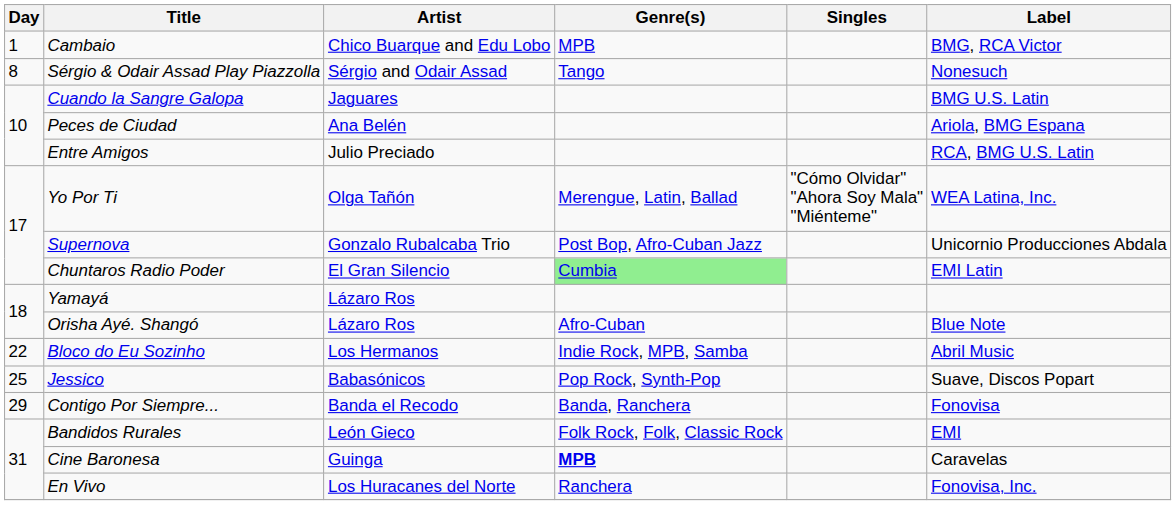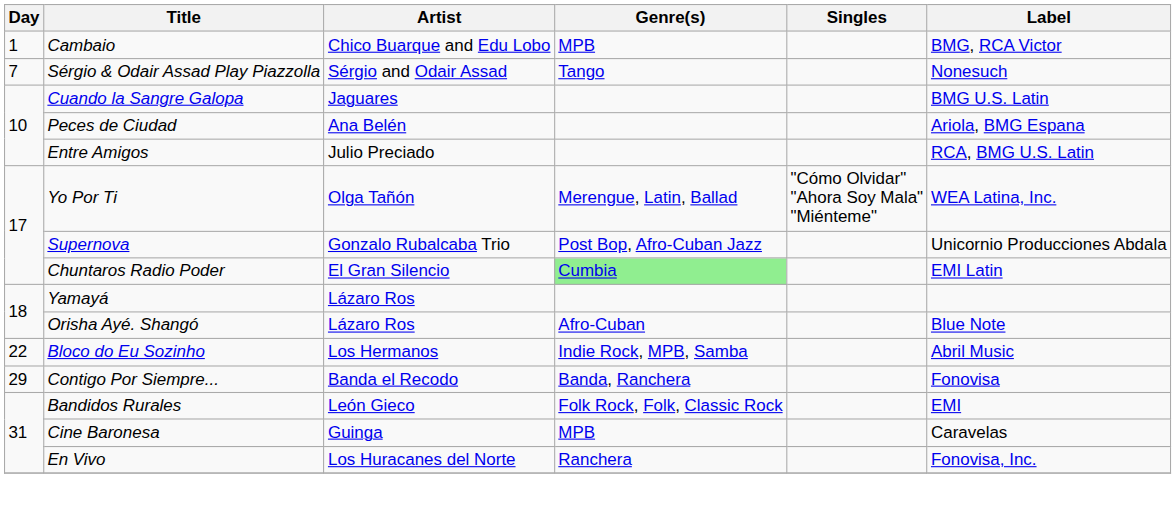(13, 71) 8 -> (13, 71) 7
- row: (76, 378)
(577, 459) bold -> (577, 432) normal
